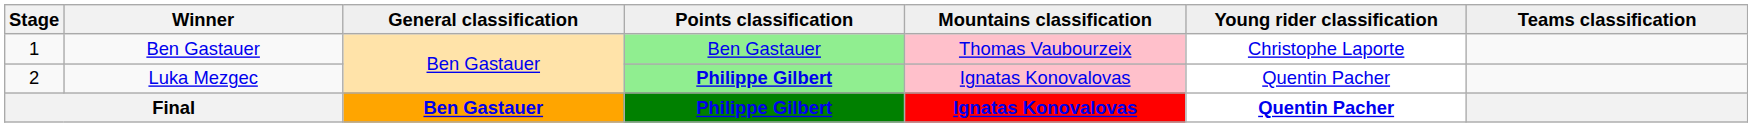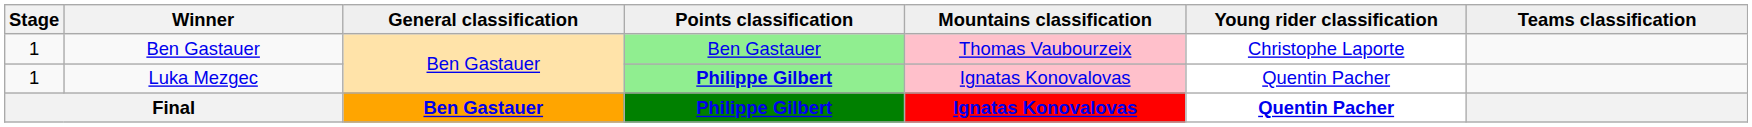(34, 79) 2 -> (34, 79) 1
